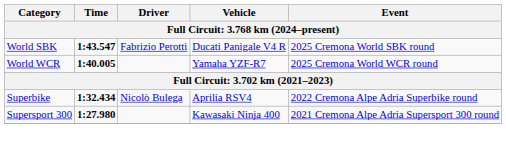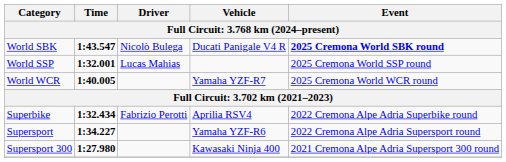(154, 47) Fabrizio Perotti -> (151, 47) Nicolò Bulega
(363, 47) normal -> (367, 47) bold
+ row: (30, 64)
(151, 98) Nicolò Bulega -> (154, 115) Fabrizio Perotti
+ row: (30, 132)
